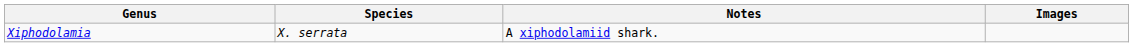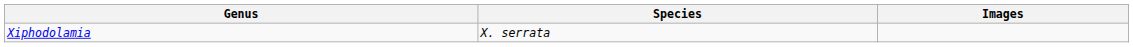- column: (744, 14)
